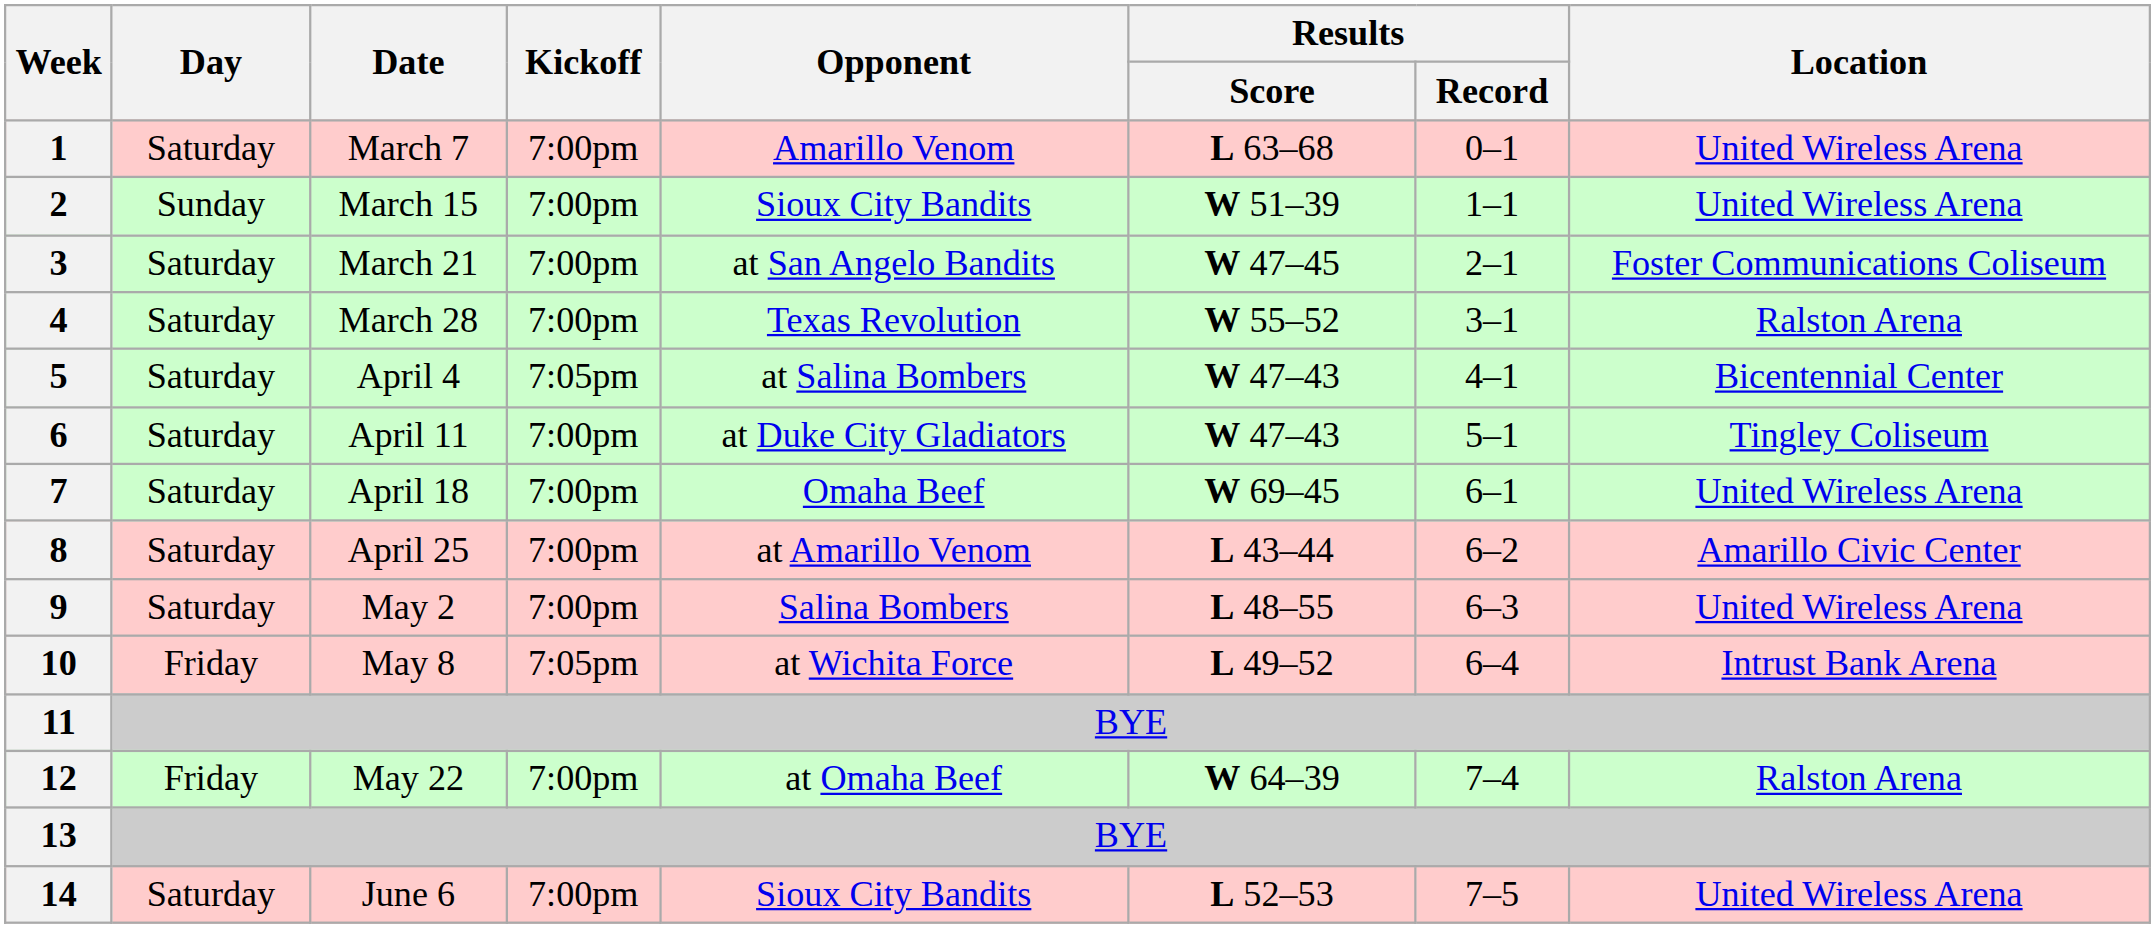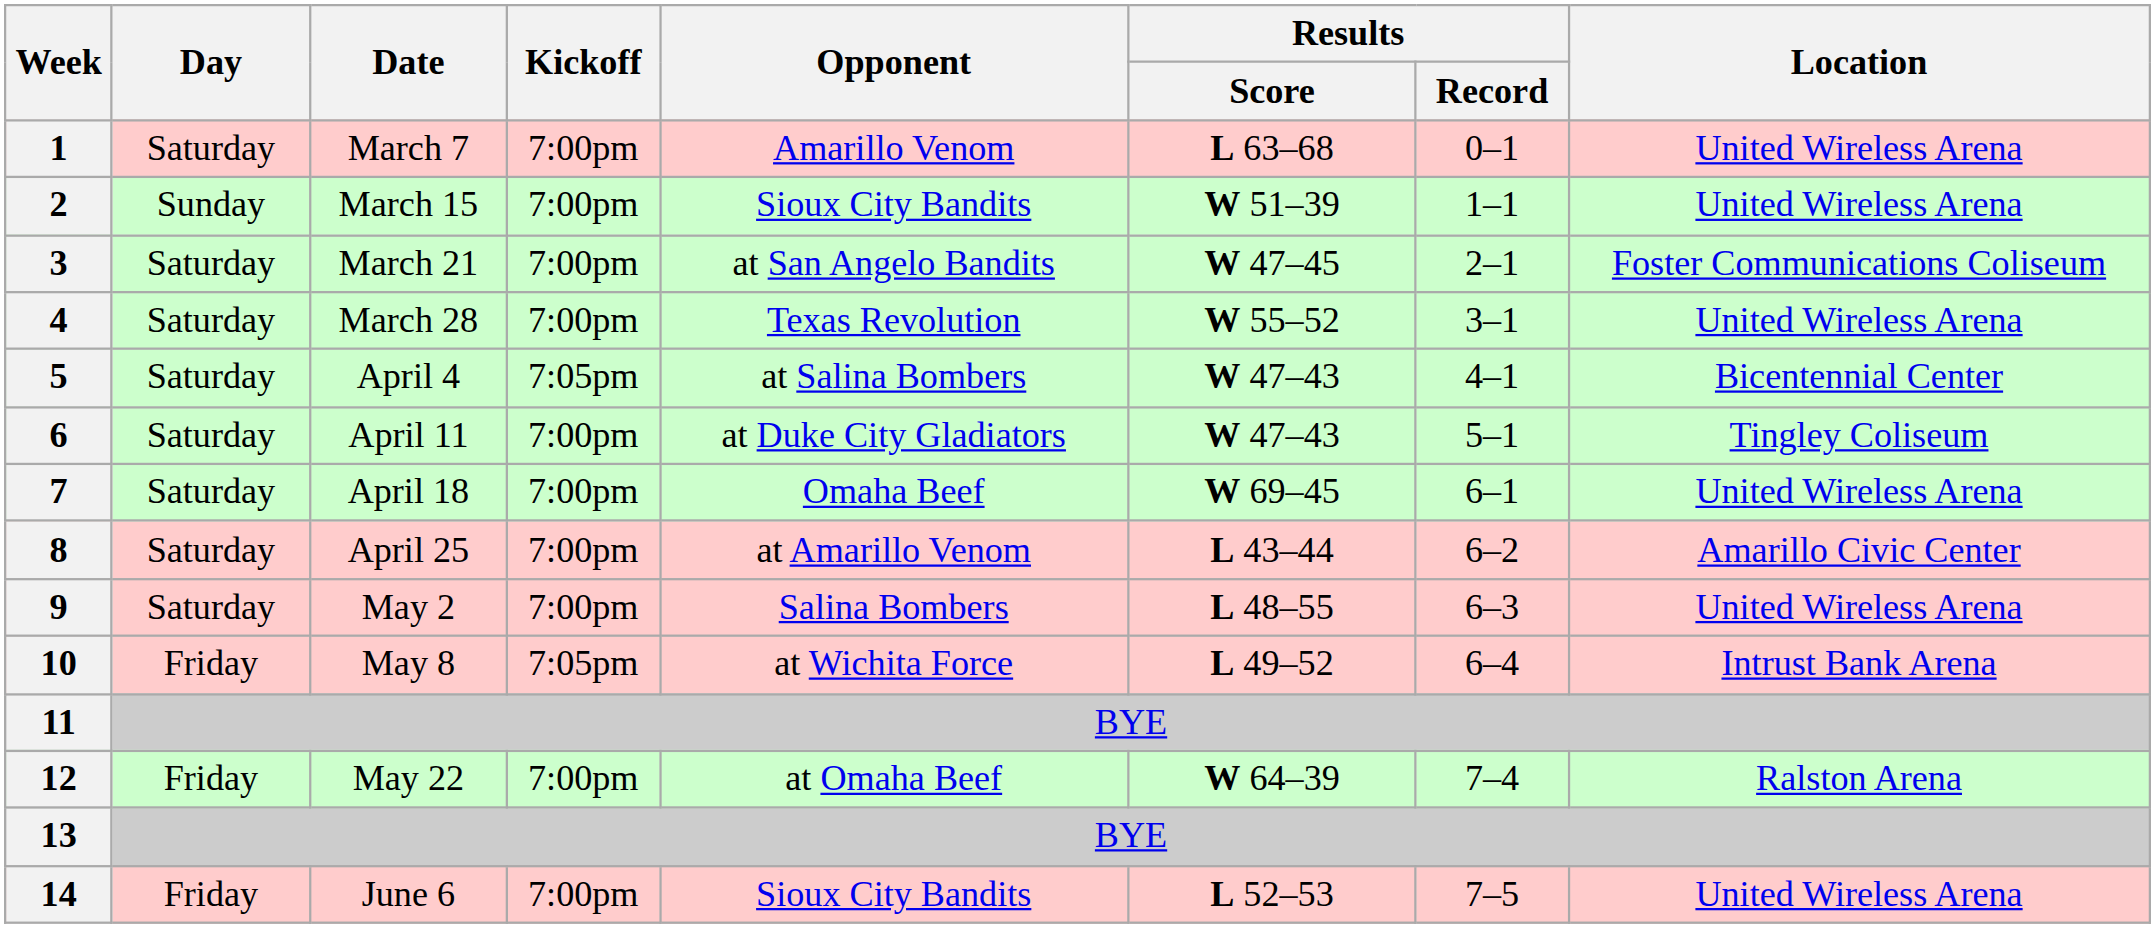(1859, 319) Ralston Arena -> (1859, 319) United Wireless Arena
(211, 893) Saturday -> (211, 893) Friday
